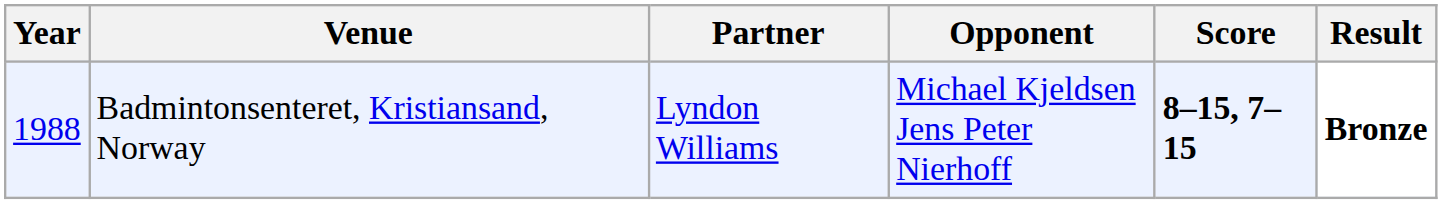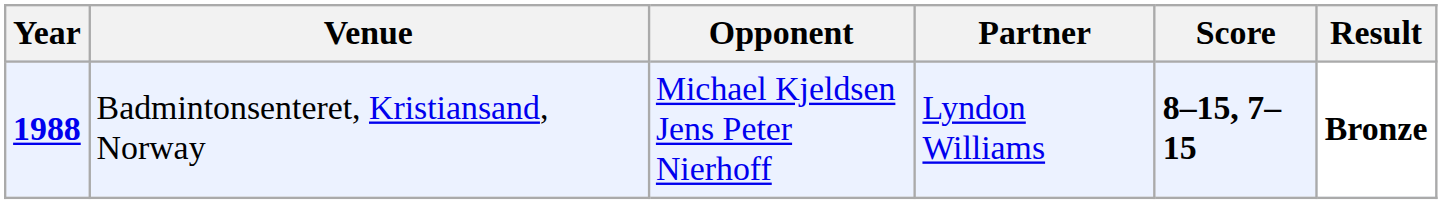columns swapped: (768, 32) <-> (1022, 32)
(47, 128) normal -> (47, 128) bold
